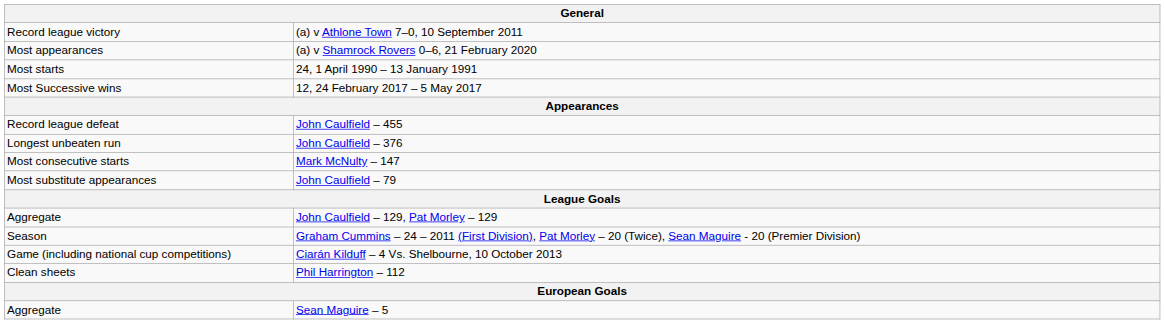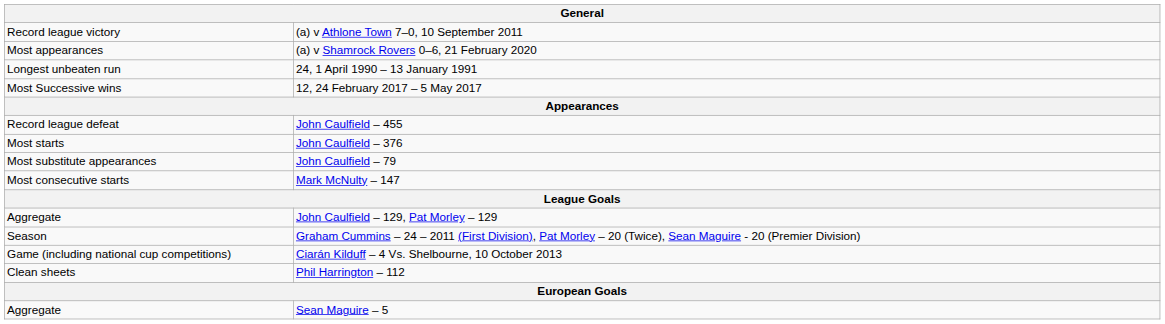(36, 69) Most starts -> (64, 69) Longest unbeaten run
(64, 143) Longest unbeaten run -> (36, 143) Most starts
rows swapped: (348, 161) <-> (346, 180)
